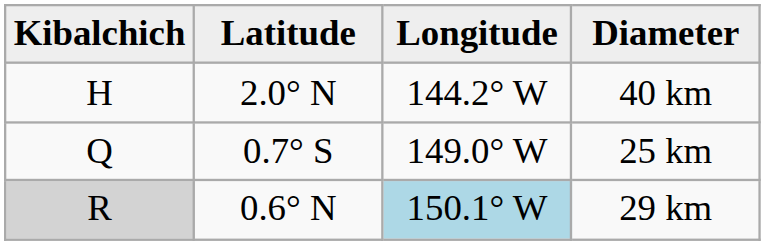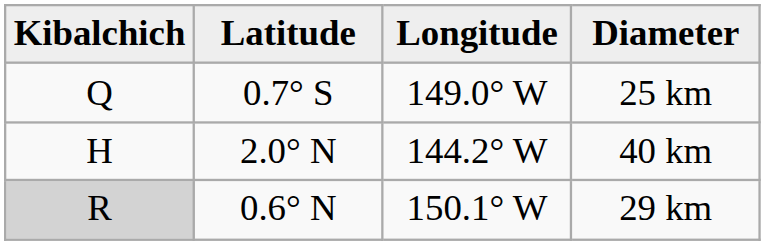rows swapped: (666, 92) <-> (666, 150)
(477, 208) lightblue background -> (477, 208) no background
